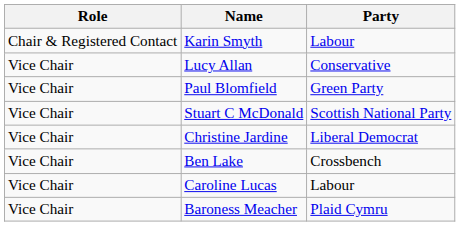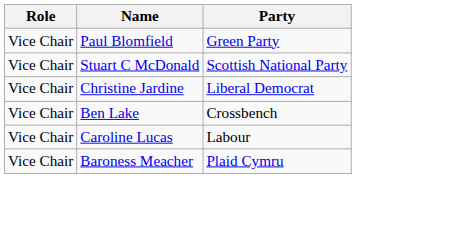- row: (223, 40)
- row: (218, 64)
